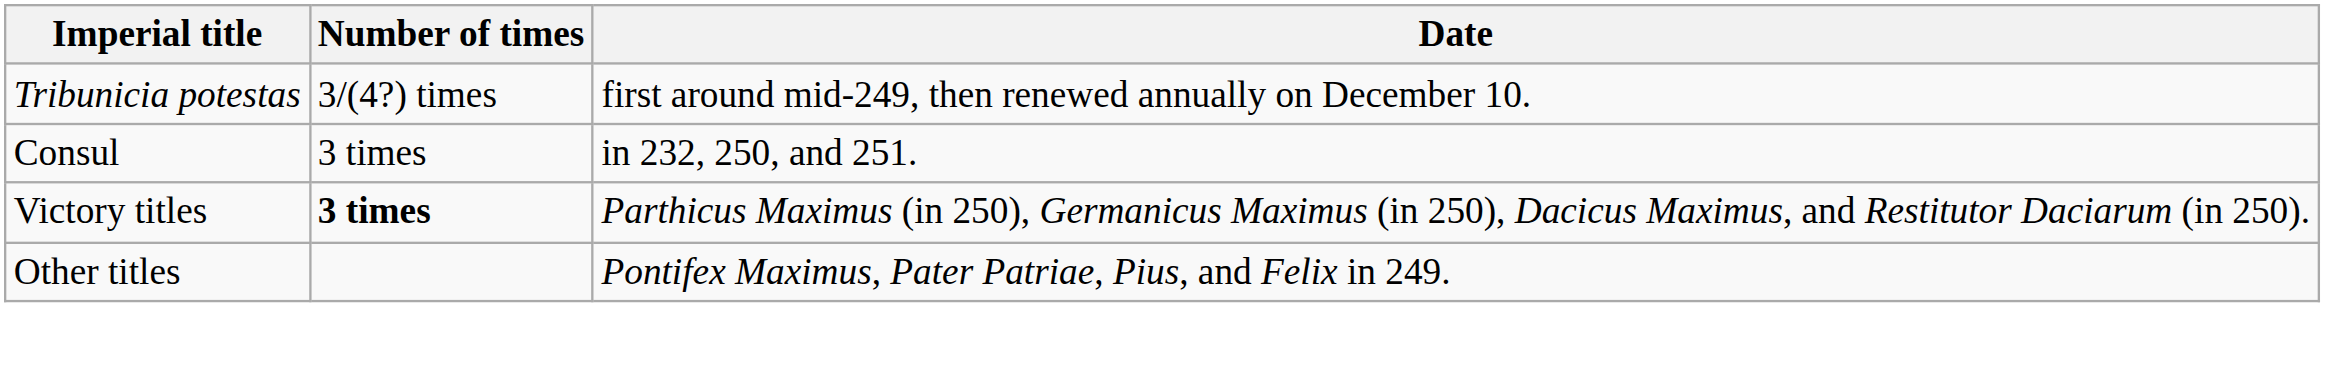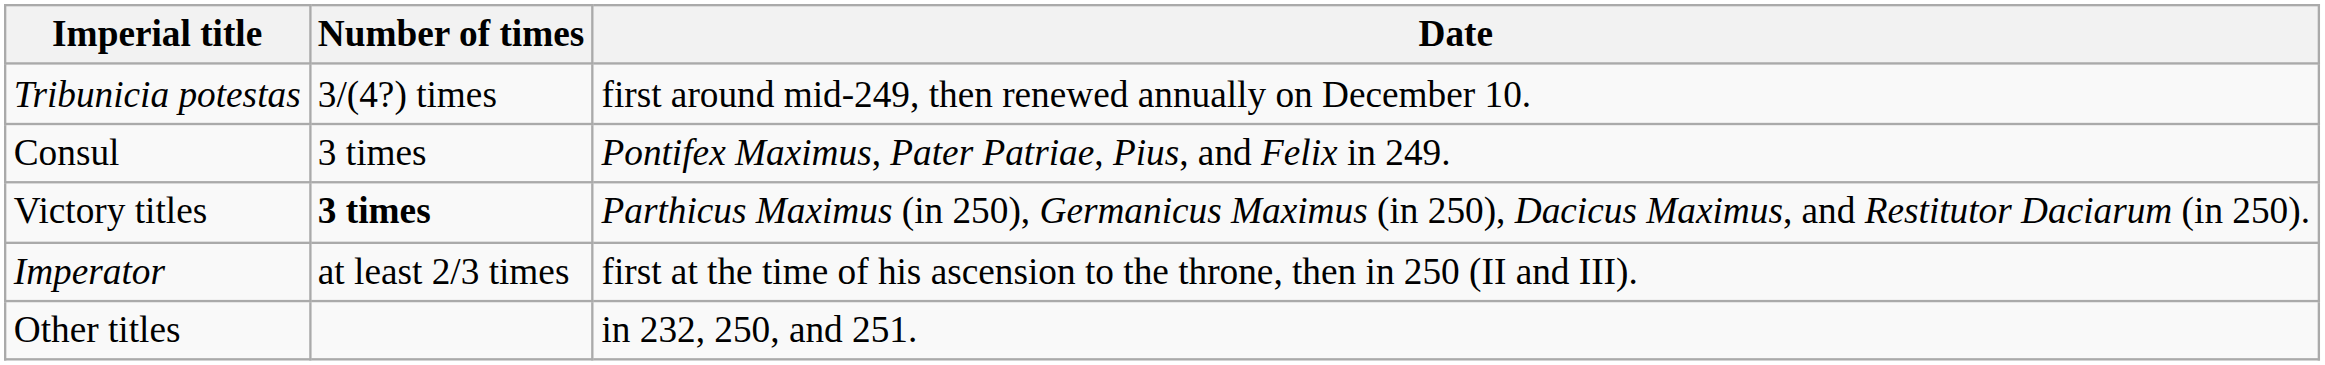(759, 152) in 232, 250, and 251. -> (1026, 152) Pontifex Maximus, Pater Patriae, Pius, and Felix in 249.
+ row: (89, 270)
(1026, 270) Pontifex Maximus, Pater Patriae, Pius, and Felix in 249. -> (759, 329) in 232, 250, and 251.
